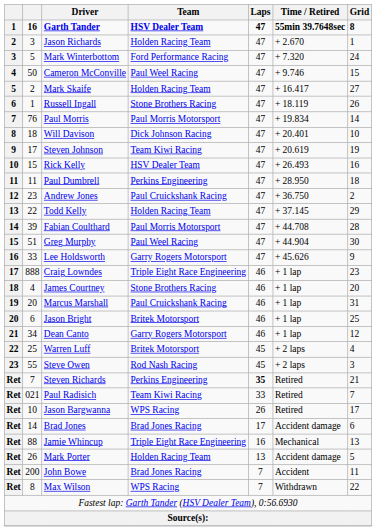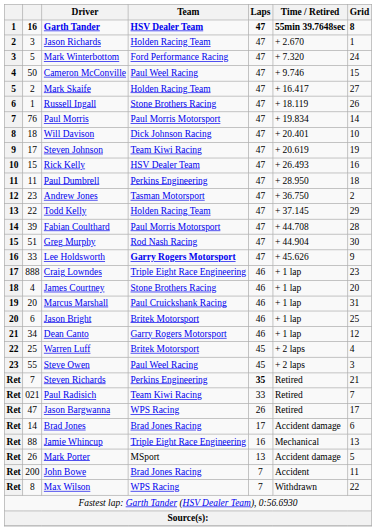(179, 196) Paul Cruickshank Racing -> (168, 196) Tasman Motorsport
(164, 242) Paul Weel Racing -> (164, 242) Rod Nash Racing
(179, 257) normal -> (183, 257) bold
(164, 364) Rod Nash Racing -> (164, 364) Paul Weel Racing
(32, 410) 10 -> (32, 410) 47
(171, 457) Holden Racing Team -> (145, 457) MSport
